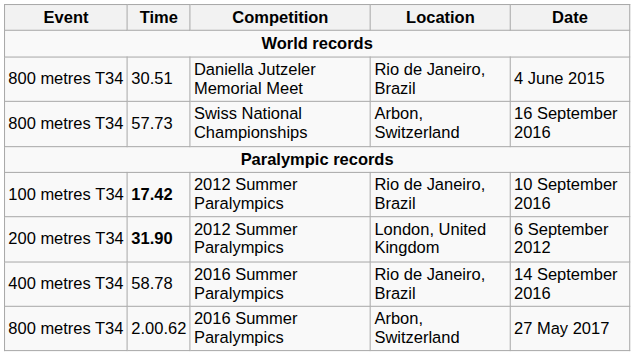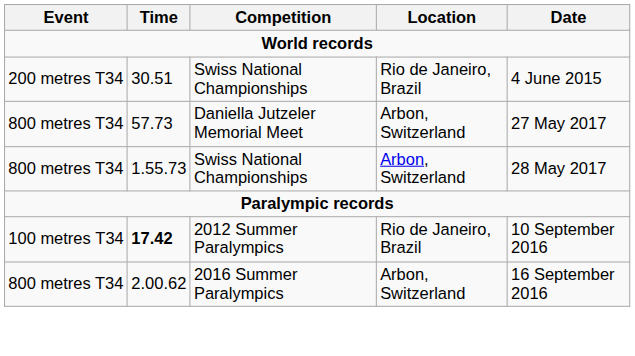(66, 79) 800 metres T34 -> (66, 79) 200 metres T34
(255, 79) Daniella Jutzeler Memorial Meet -> (251, 79) Swiss National Championships
(251, 123) Swiss National Championships -> (255, 123) Daniella Jutzeler Memorial Meet
(566, 123) 16 September 2016 -> (559, 123) 27 May 2017
+ row: (159, 168)
- row: (152, 239)
- row: (152, 283)
(562, 328) 27 May 2017 -> (563, 283) 16 September 2016
